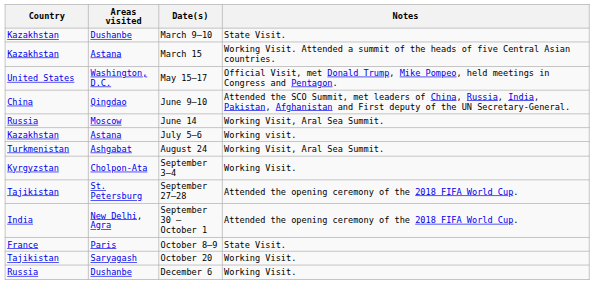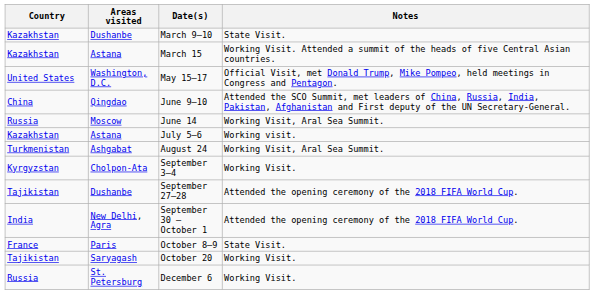(116, 192) St. Petersburg -> (111, 192) Dushanbe
(111, 272) Dushanbe -> (116, 277) St. Petersburg
